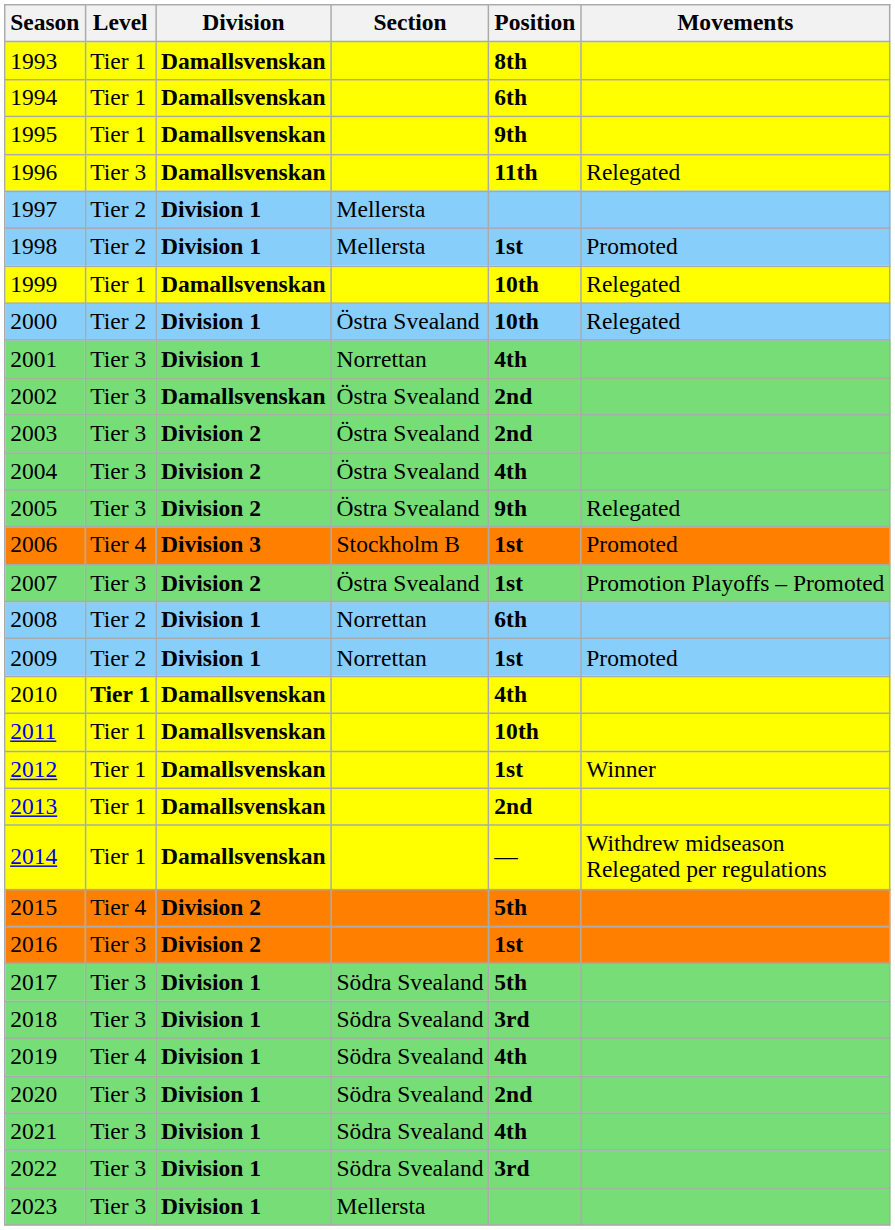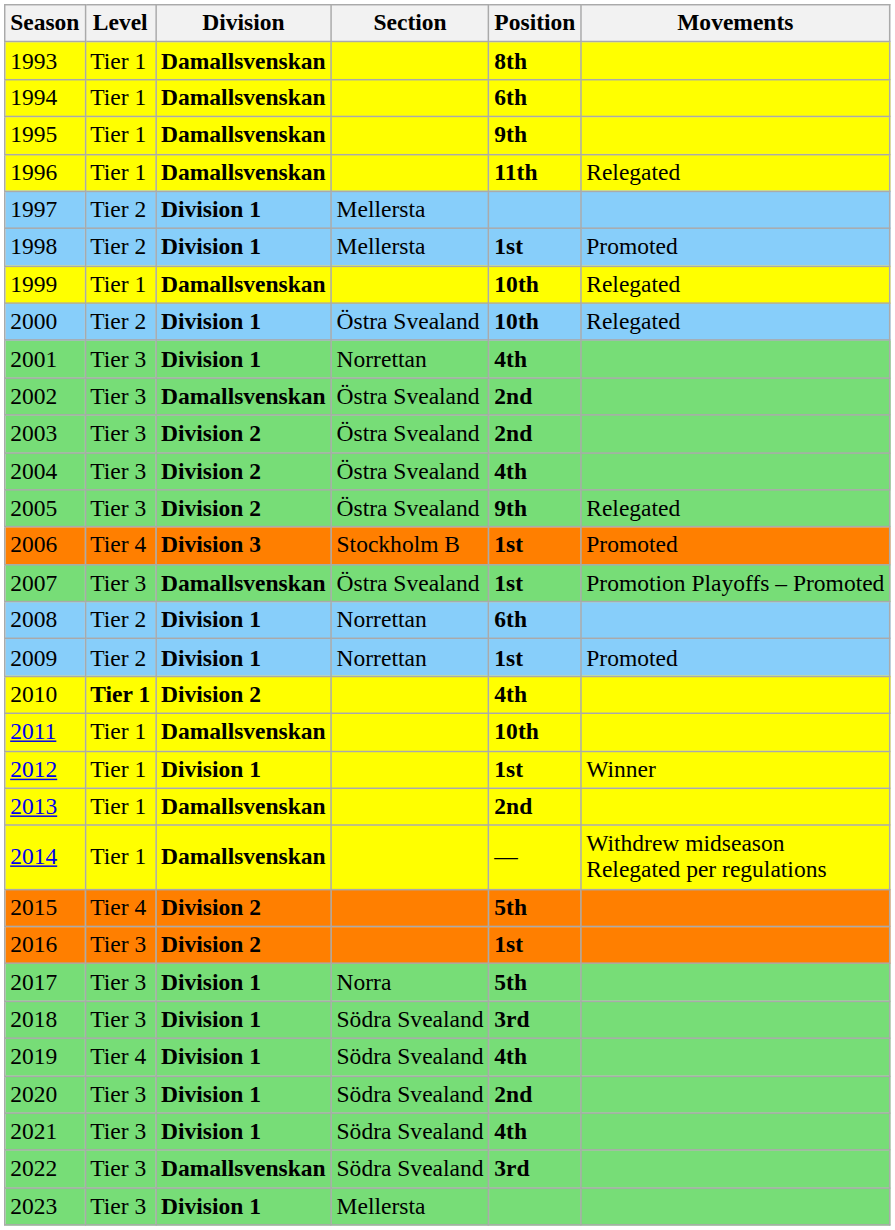(118, 172) Tier 3 -> (118, 172) Tier 1
(211, 582) Division 2 -> (243, 582) Damallsvenskan
(243, 694) Damallsvenskan -> (211, 694) Division 2
(243, 769) Damallsvenskan -> (211, 769) Division 1
(410, 982) Södra Svealand -> (364, 982) Norra
(211, 1168) Division 1 -> (243, 1168) Damallsvenskan
